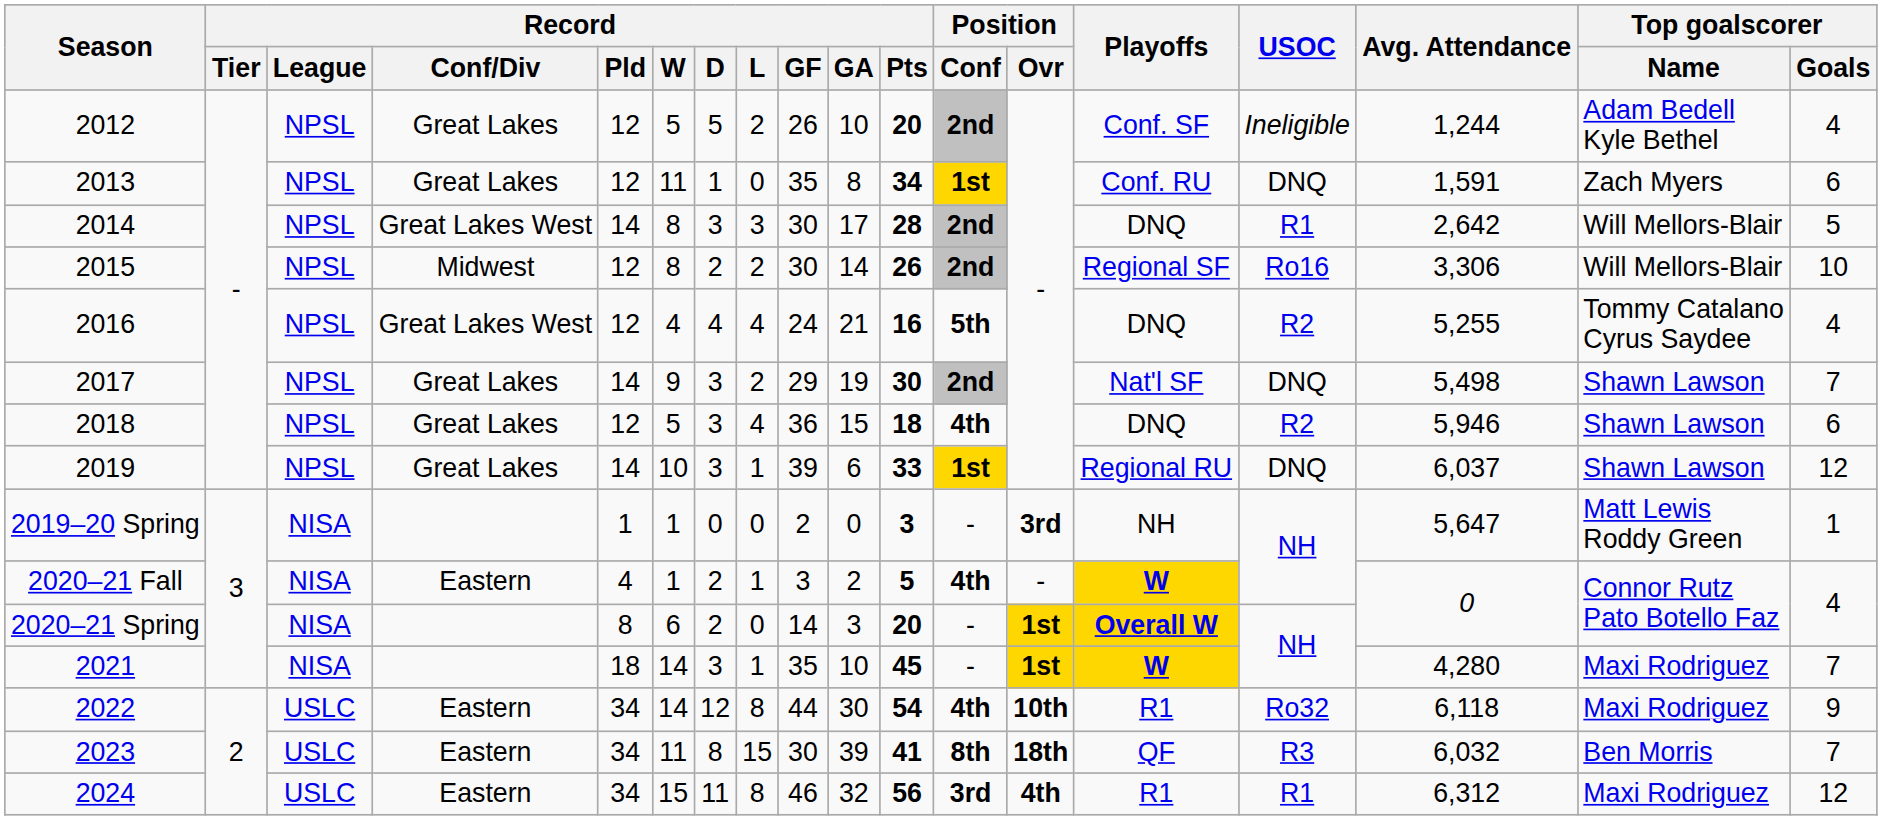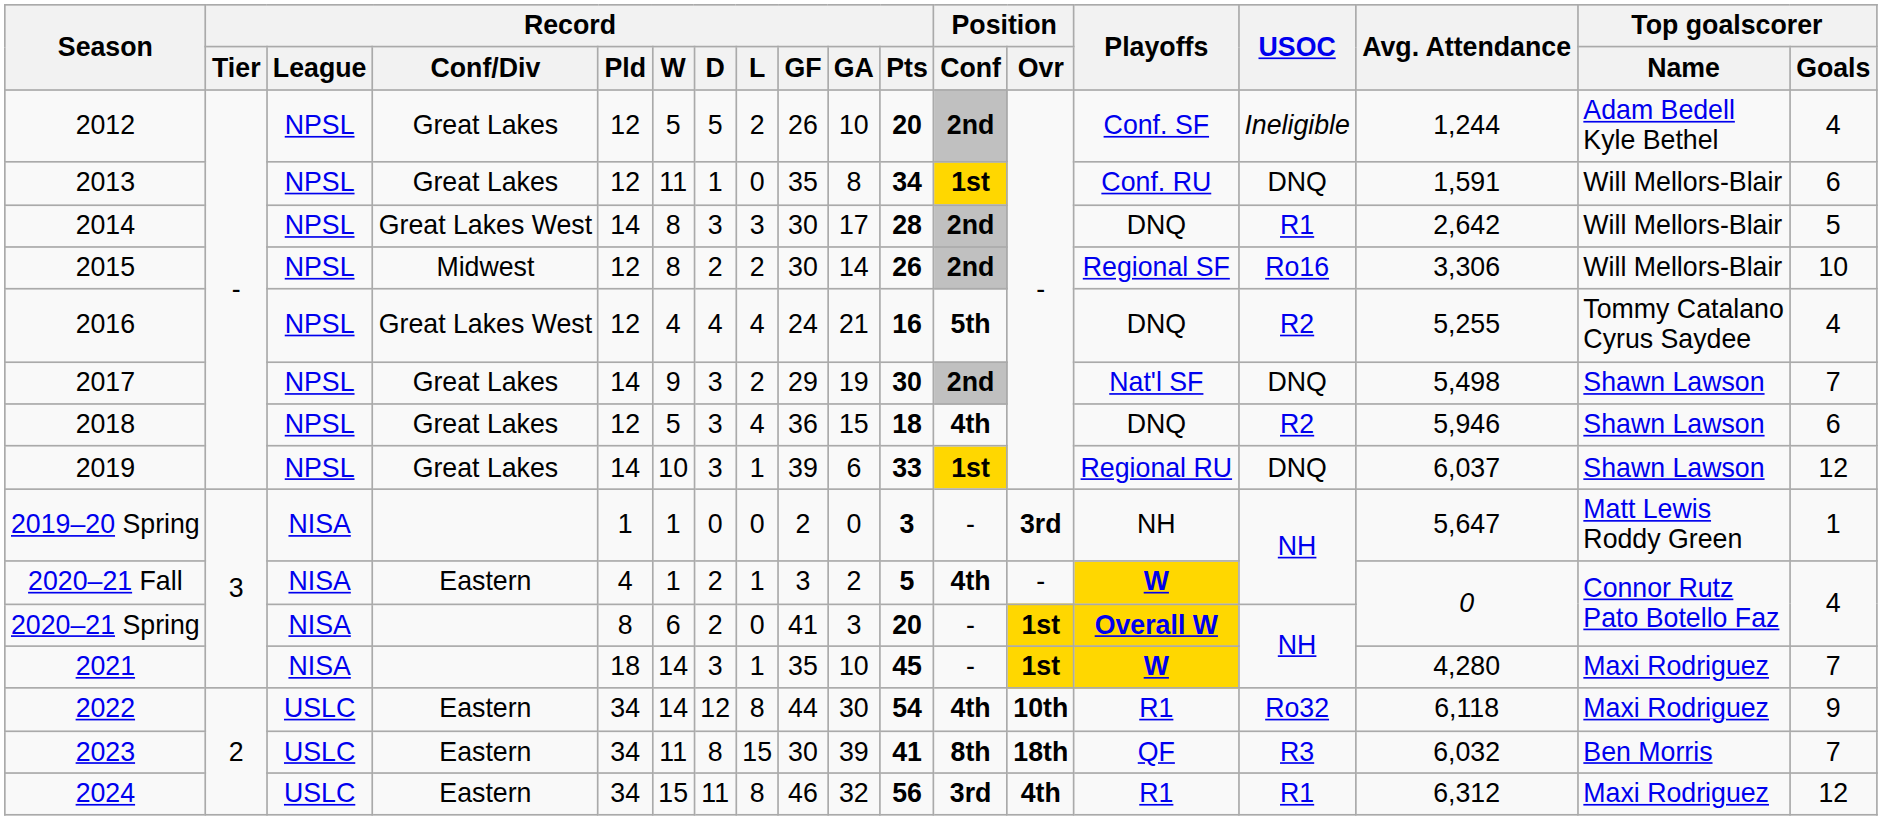(1653, 182) Zach Myers -> (1683, 182) Will Mellors-Blair
(803, 624) 14 -> (803, 624) 41
